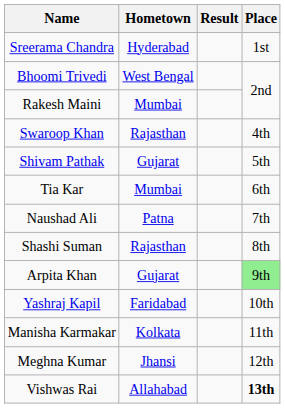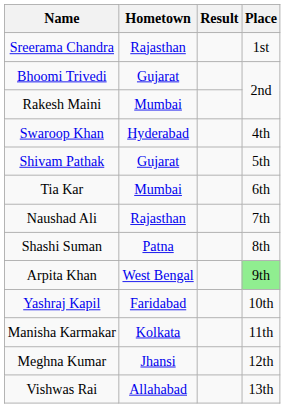(158, 47) Hyderabad -> (158, 47) Rajasthan
(158, 76) West Bengal -> (158, 76) Gujarat
(158, 133) Rajasthan -> (158, 133) Hyderabad
(158, 218) Patna -> (158, 218) Rajasthan
(158, 247) Rajasthan -> (158, 247) Patna
(158, 275) Gujarat -> (158, 275) West Bengal
(261, 389) bold -> (261, 389) normal
